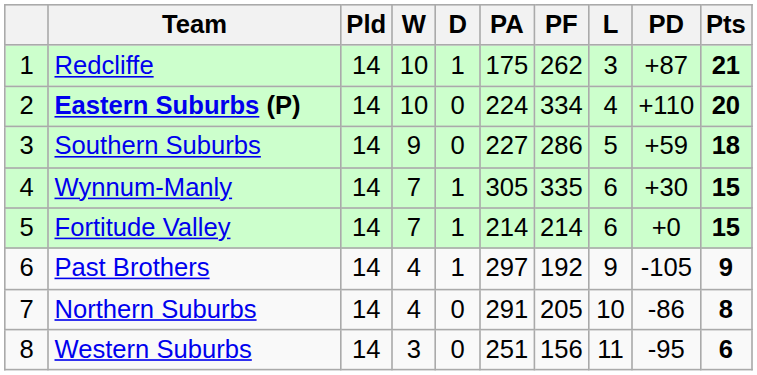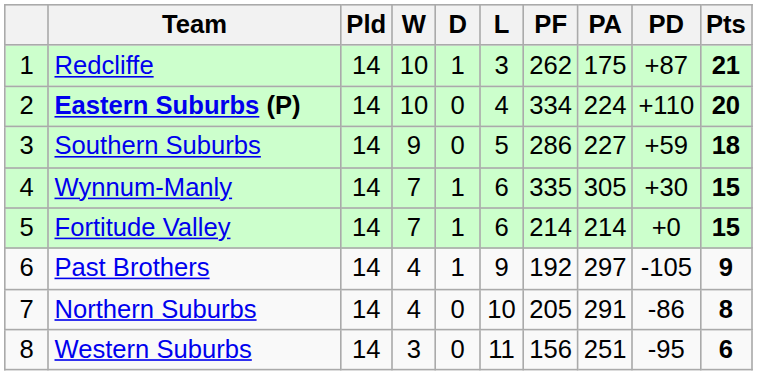columns swapped: (611, 24) <-> (507, 24)
